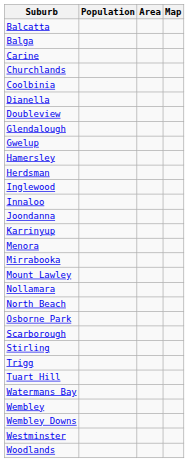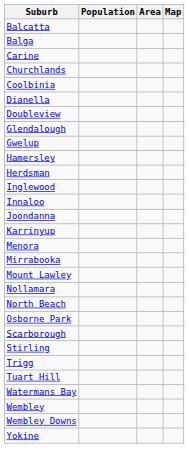- row: (36, 436)
- row: (31, 450)
+ row: (23, 436)
